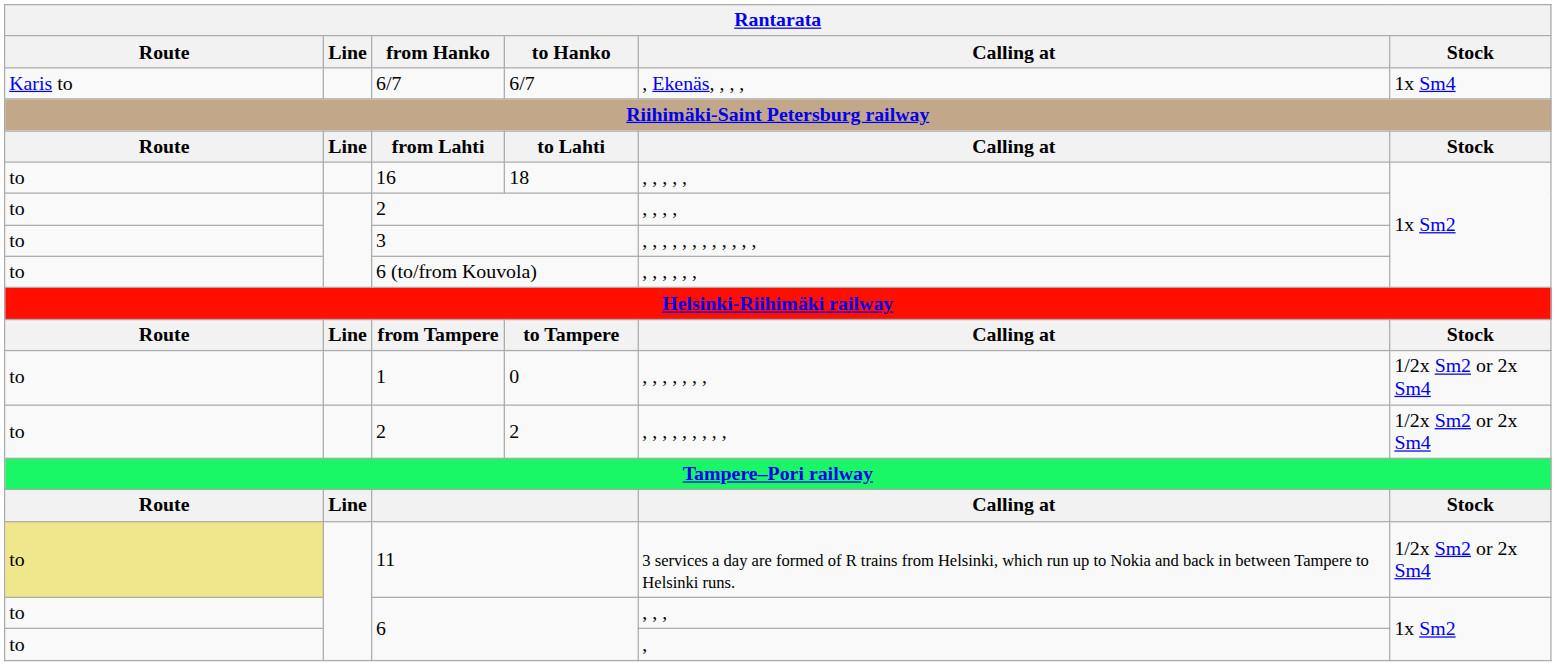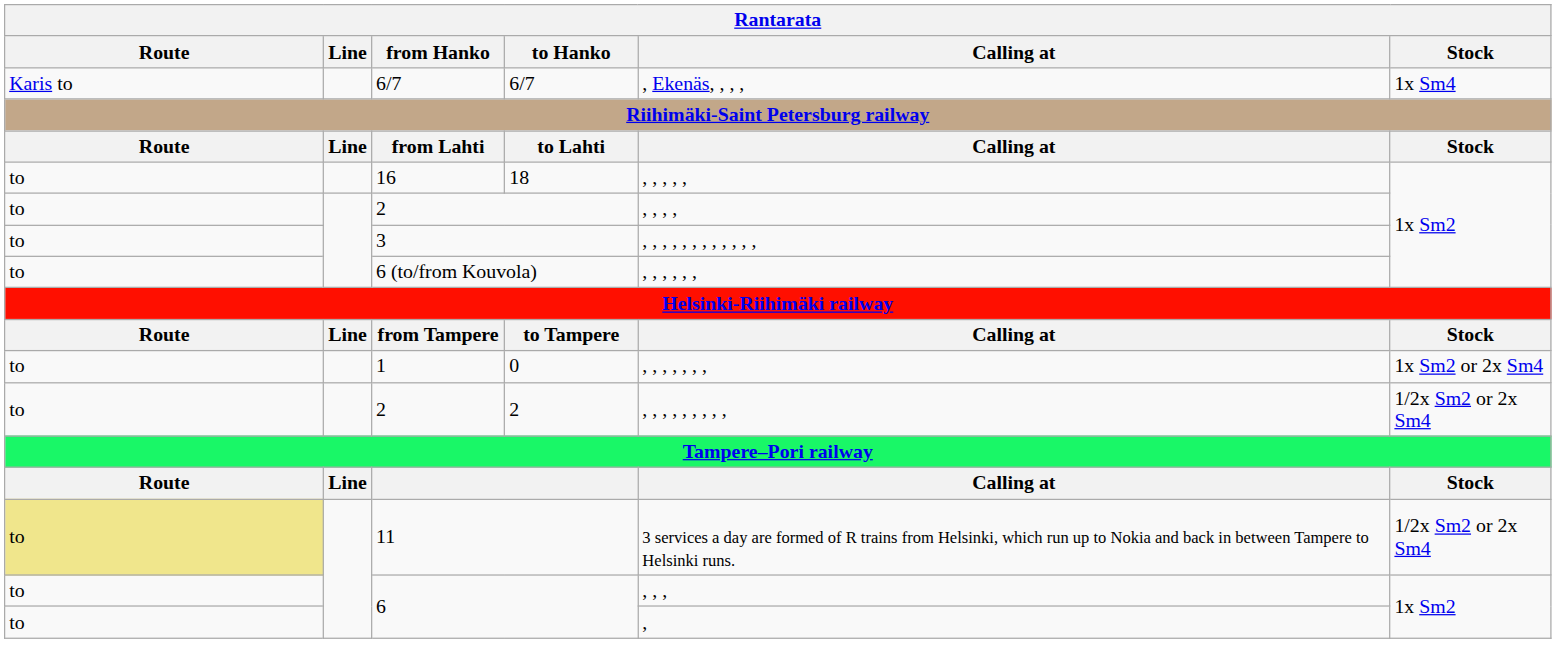(1456, 377) 1/2x Sm2 or 2x Sm4 -> (1469, 366) 1x Sm2 or 2x Sm4
